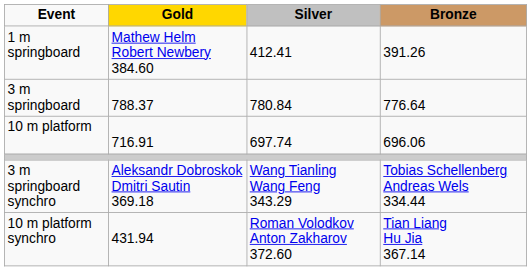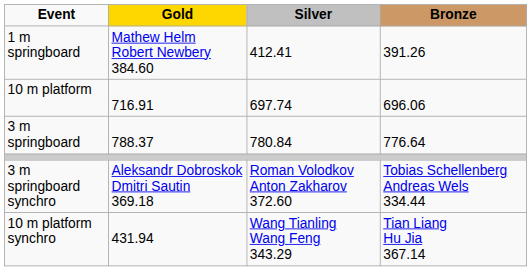rows swapped: (44, 97) <-> (50, 127)
(293, 186) Wang Tianling Wang Feng 343.29 -> (302, 186) Roman Volodkov Anton Zakharov 372.60
(302, 239) Roman Volodkov Anton Zakharov 372.60 -> (293, 239) Wang Tianling Wang Feng 343.29
